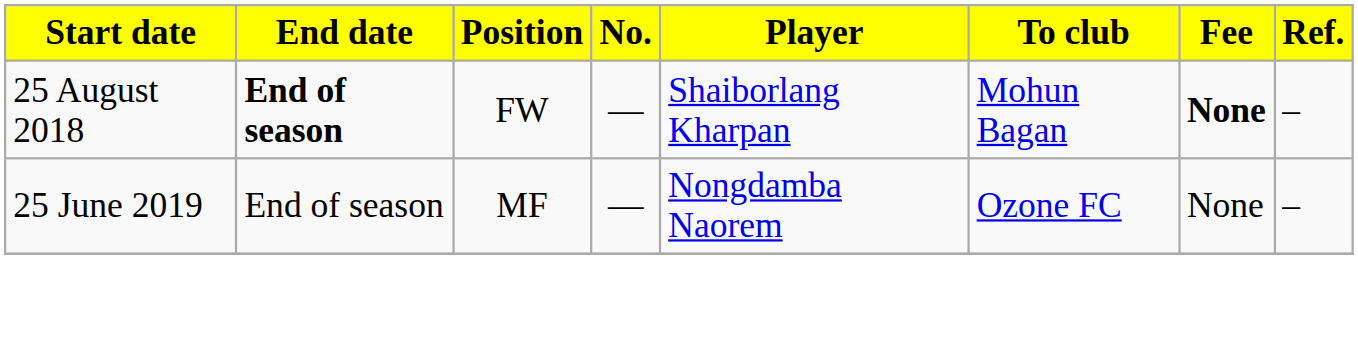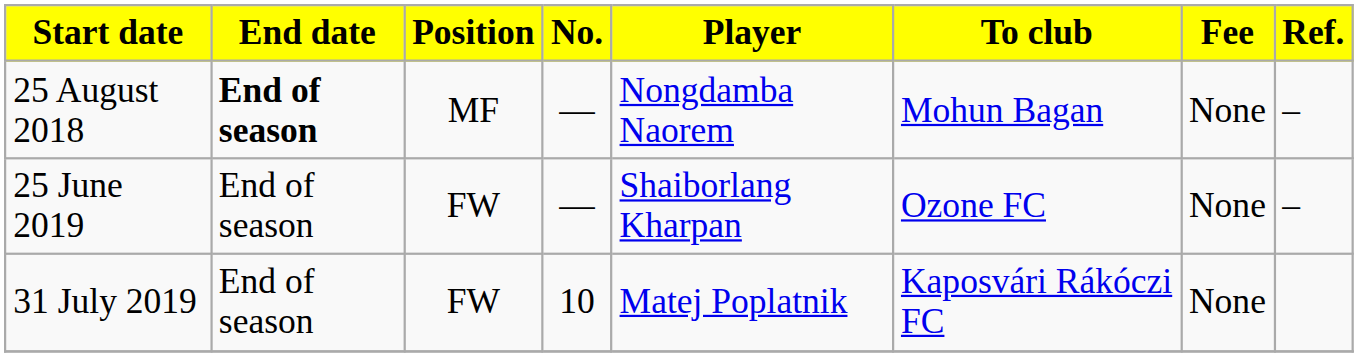(522, 108) FW -> (473, 108) MF
(754, 108) Shaiborlang Kharpan -> (706, 108) Nongdamba Naorem
(1226, 108) bold -> (1227, 108) normal
(522, 205) MF -> (473, 205) FW
(755, 205) Nongdamba Naorem -> (705, 205) Shaiborlang Kharpan
+ row: (105, 301)
